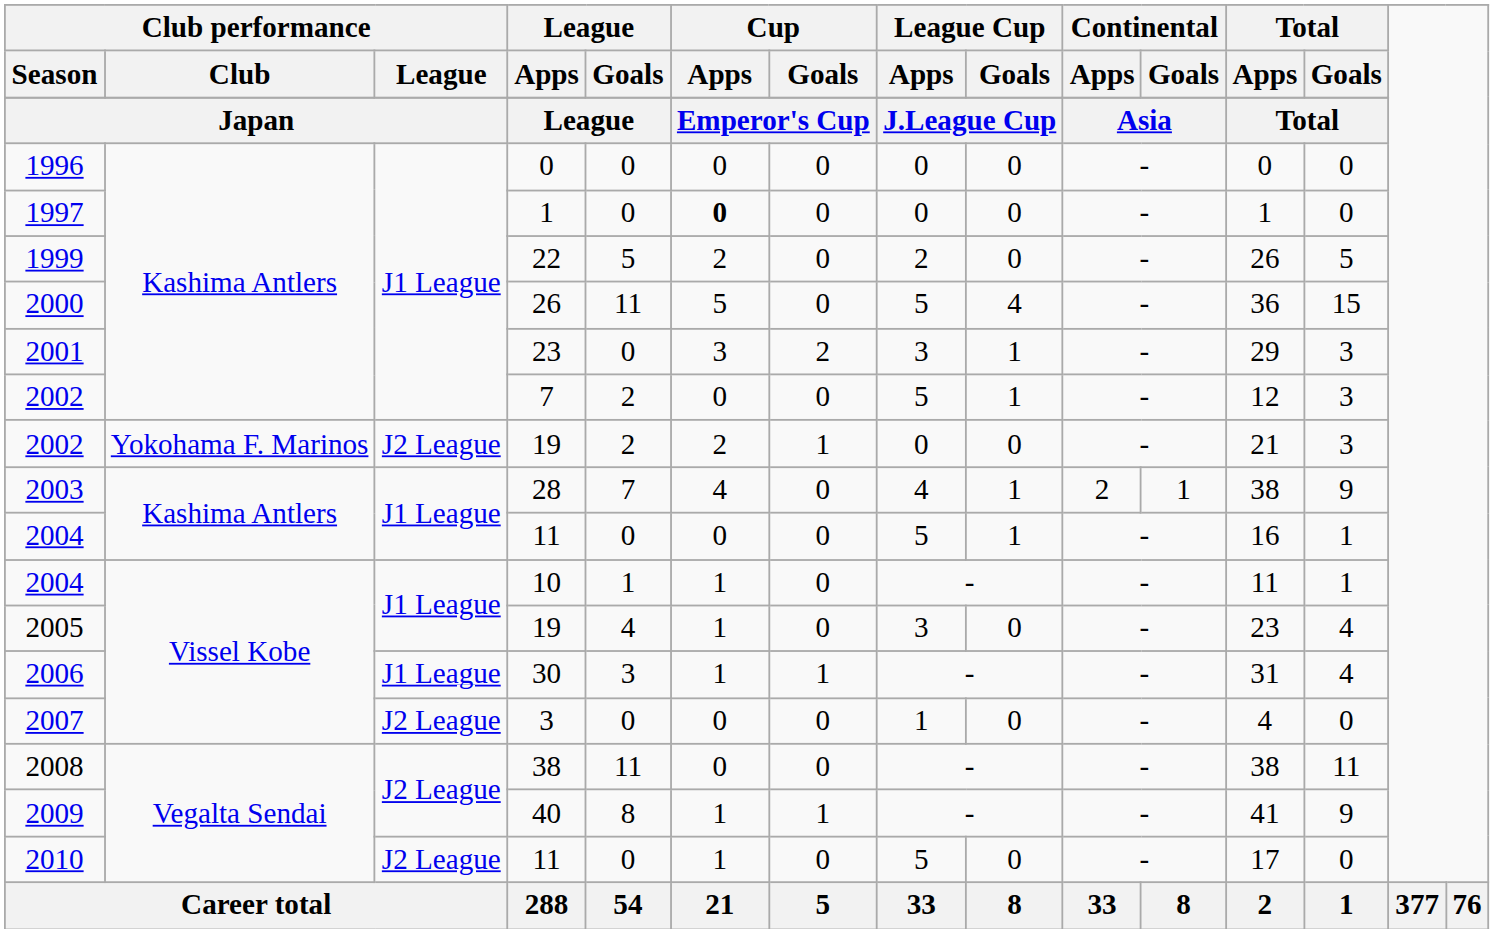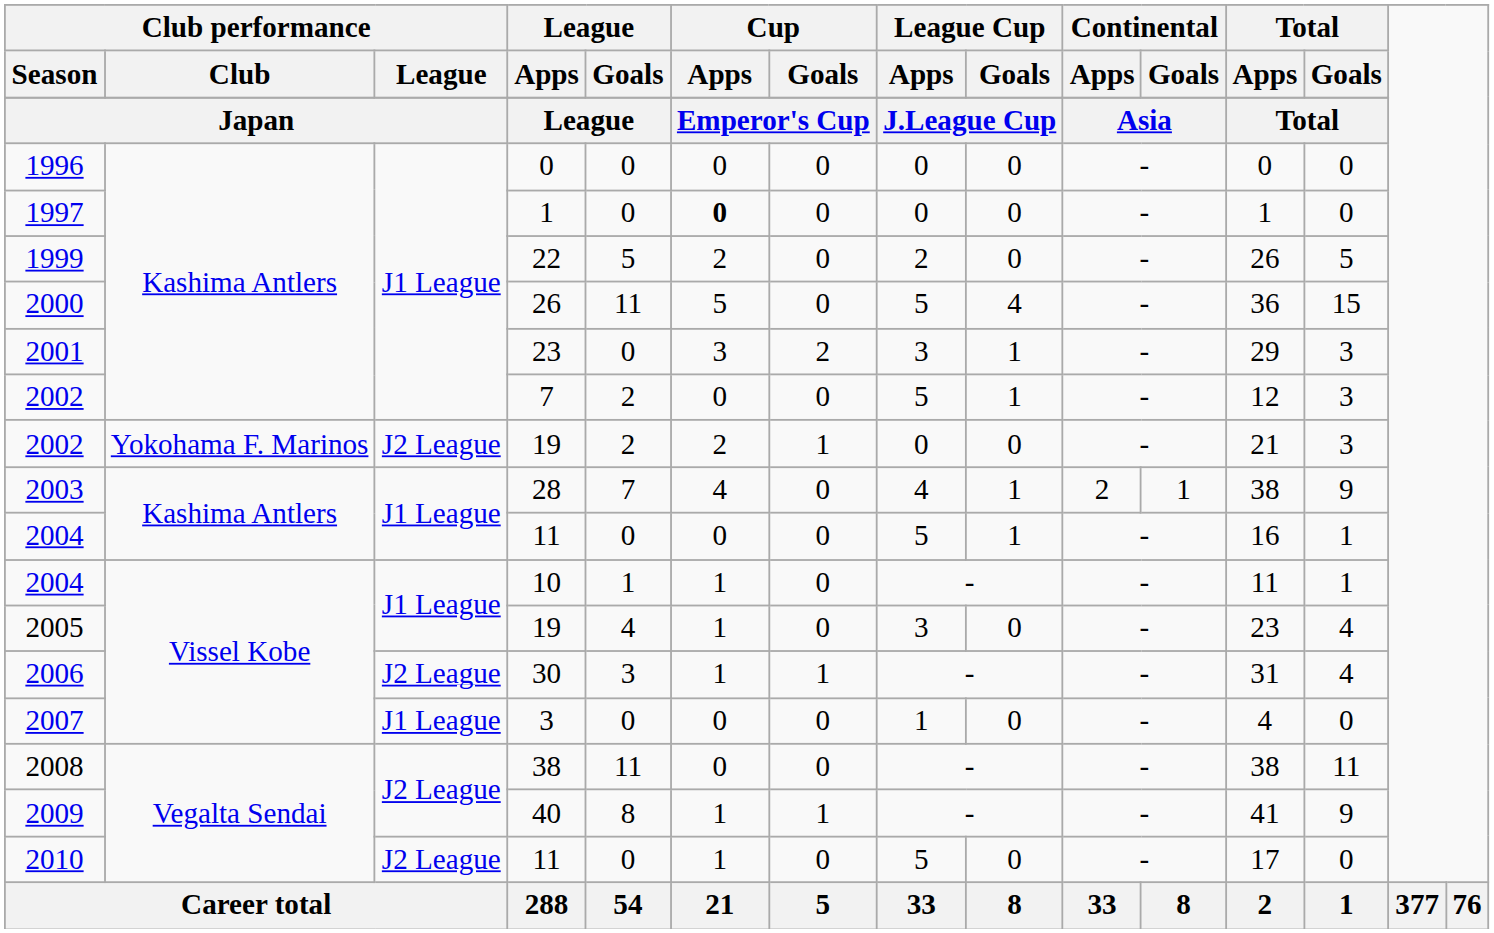(441, 674) J1 League -> (441, 674) J2 League
(441, 720) J2 League -> (441, 720) J1 League
